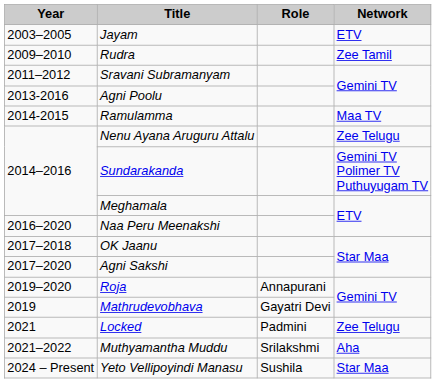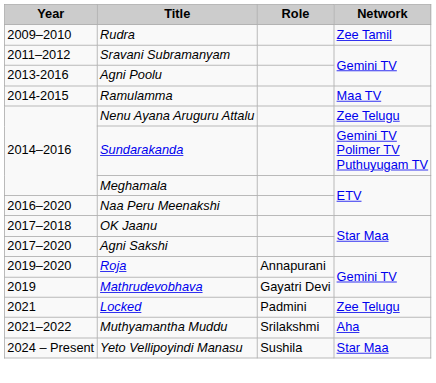- row: (119, 34)
